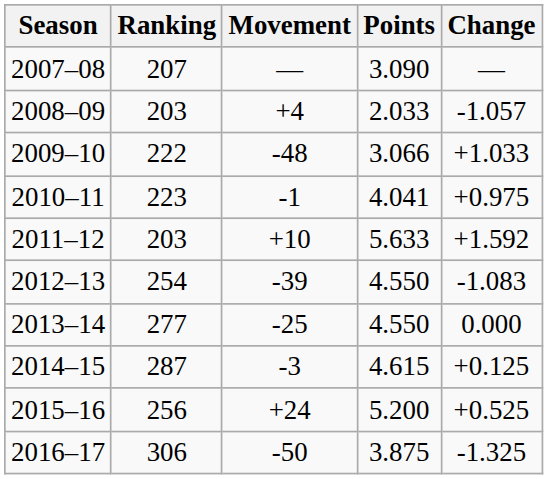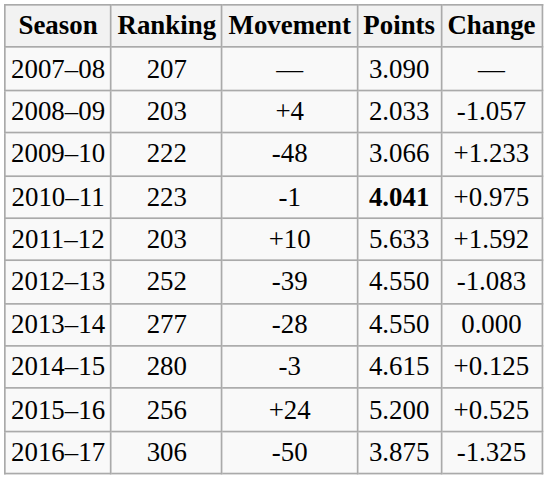(491, 153) +1.033 -> (491, 153) +1.233
(399, 196) normal -> (399, 196) bold
(167, 281) 254 -> (167, 281) 252
(290, 324) -25 -> (290, 324) -28
(167, 366) 287 -> (167, 366) 280
